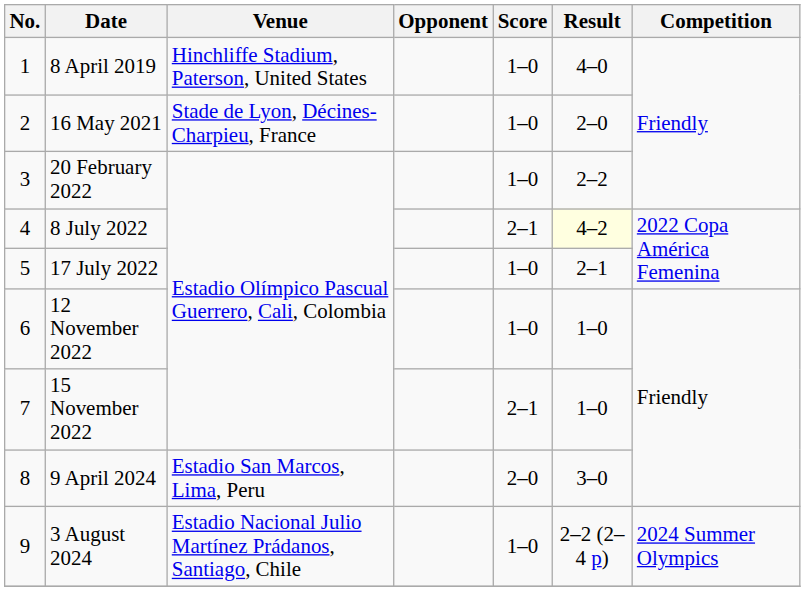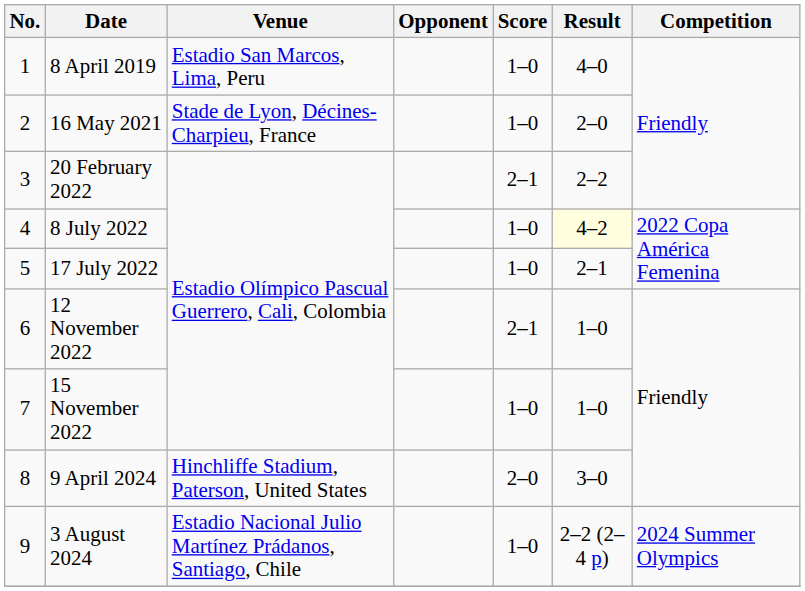(269, 66) Hinchliffe Stadium, Paterson, United States -> (258, 66) Estadio San Marcos, Lima, Peru
(522, 179) 1–0 -> (522, 179) 2–1
(522, 228) 2–1 -> (522, 228) 1–0
(522, 328) 1–0 -> (522, 328) 2–1
(522, 409) 2–1 -> (522, 409) 1–0
(258, 477) Estadio San Marcos, Lima, Peru -> (269, 477) Hinchliffe Stadium, Paterson, United States
